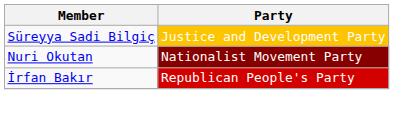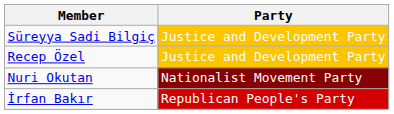+ row: (46, 57)
